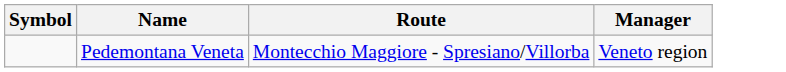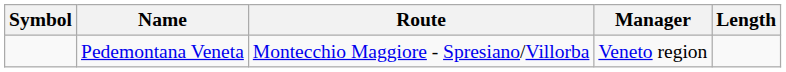+ column: (746, 19)
